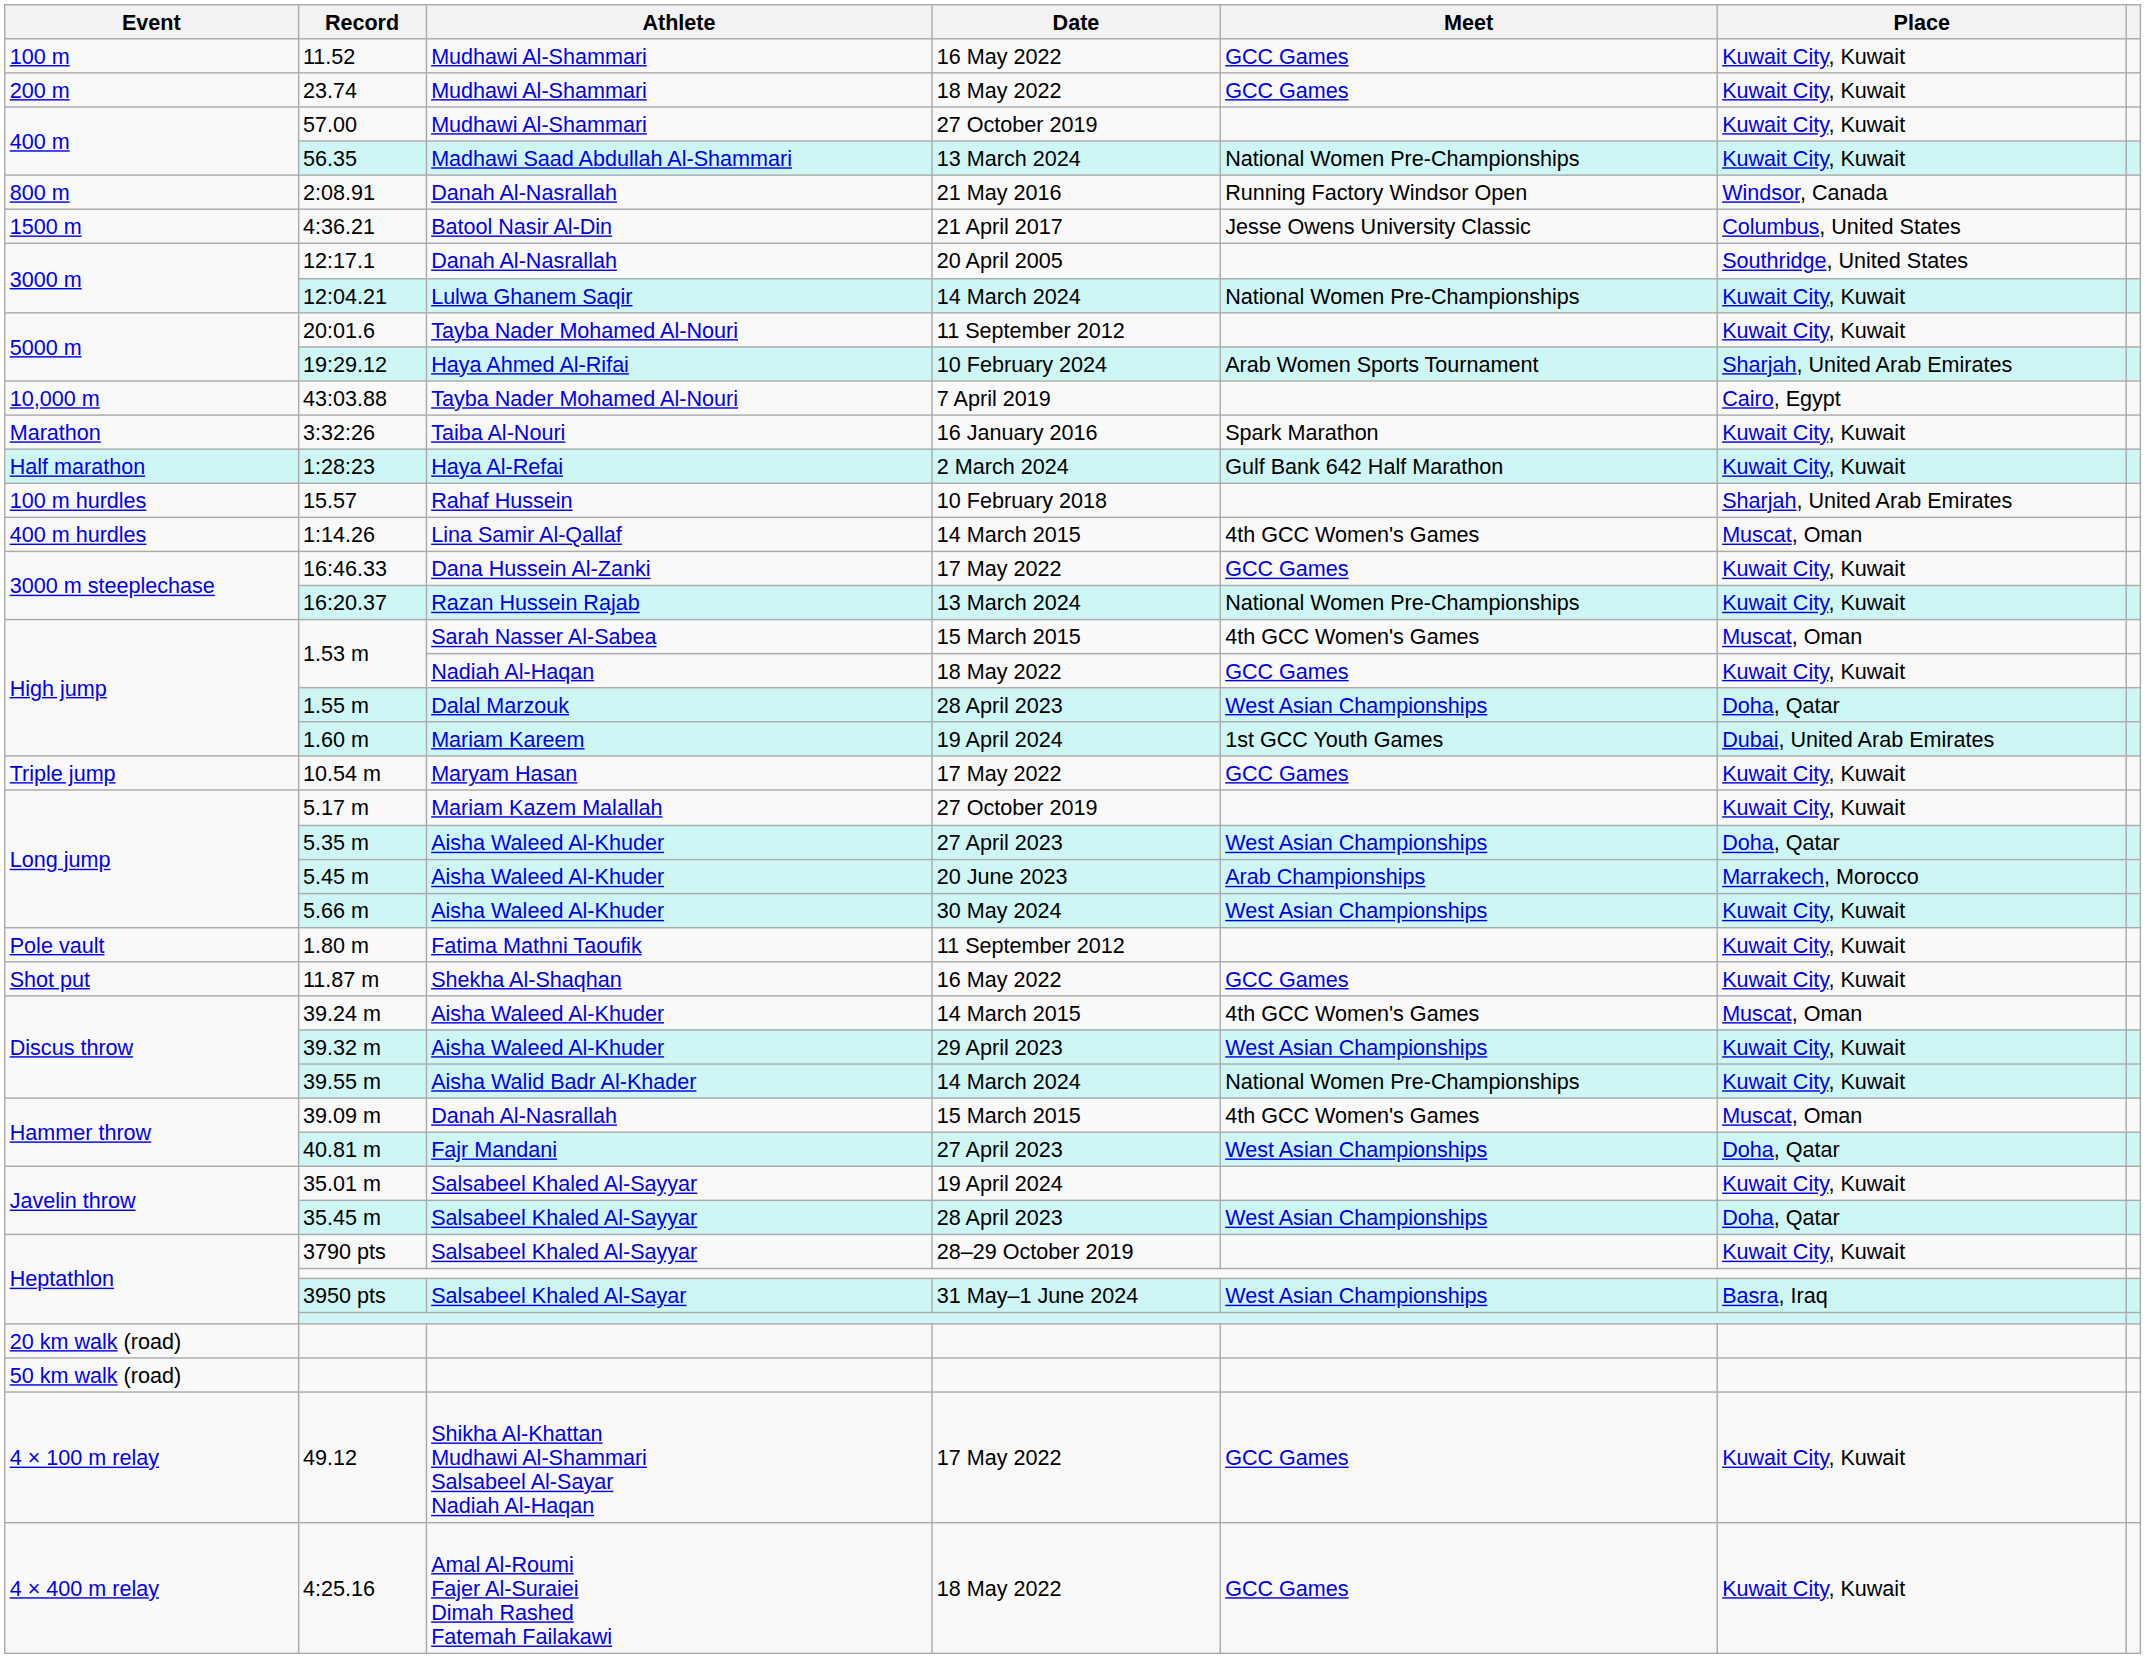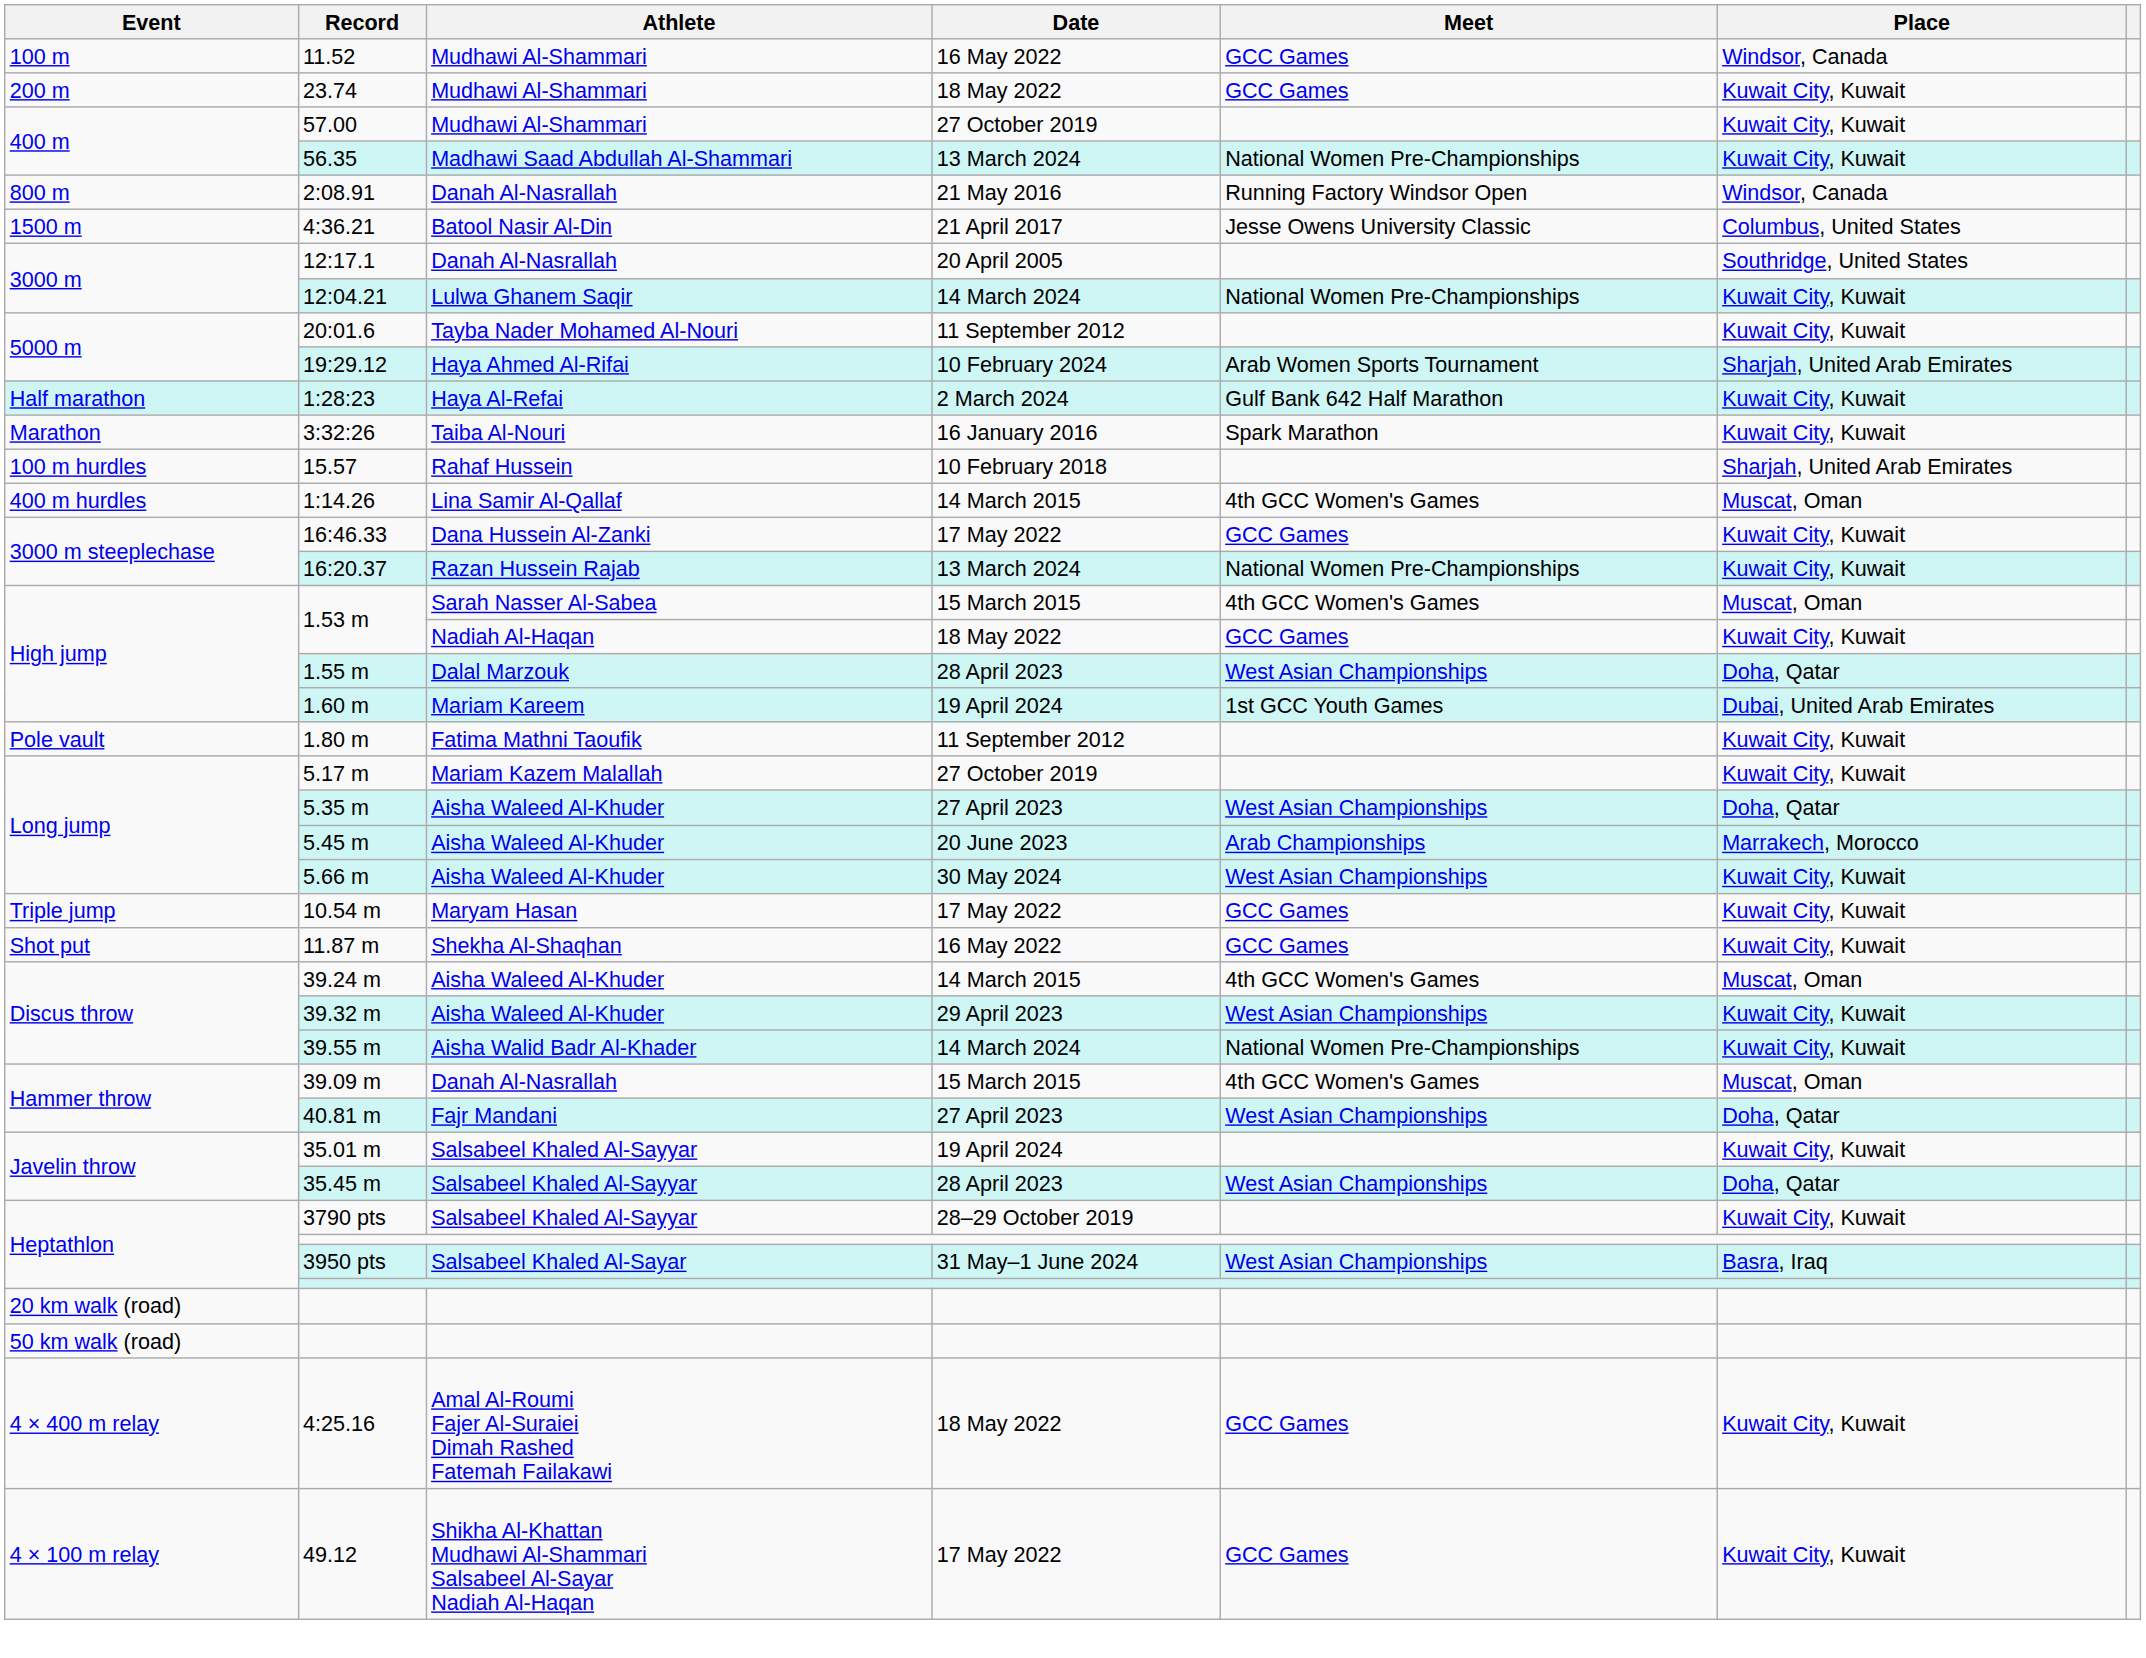(1814, 56) Kuwait City, Kuwait -> (1805, 56) Windsor, Canada
- row: (55, 398)
rows swapped: (77, 466) <-> (55, 432)
rows swapped: (57, 945) <-> (63, 774)
rows swapped: (84, 1457) <-> (84, 1588)
